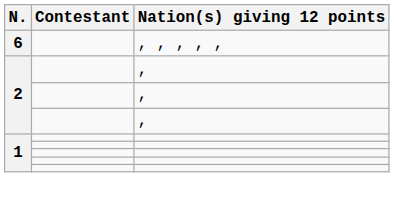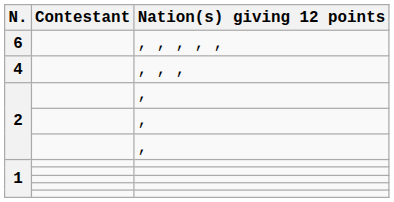+ row: (18, 69)
